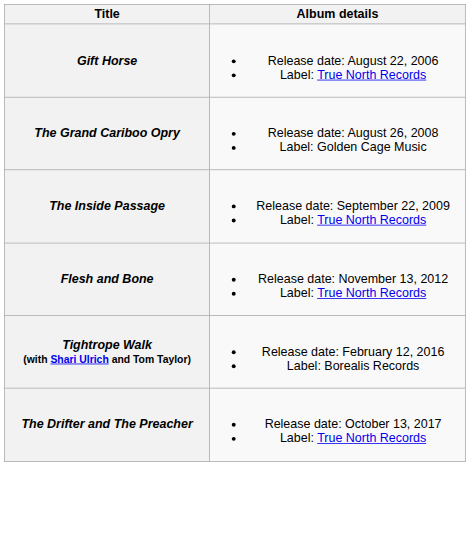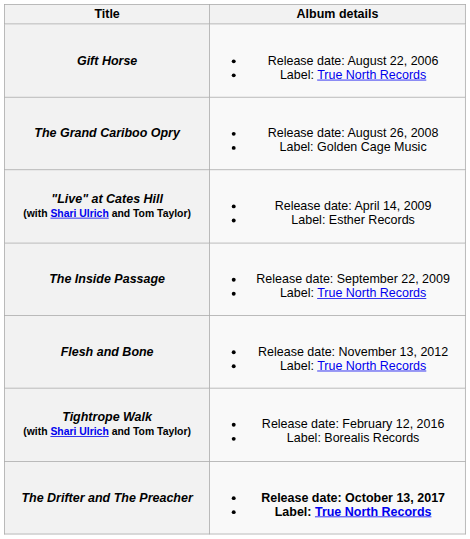+ row: (107, 206)
(337, 432) normal -> (337, 505) bold
